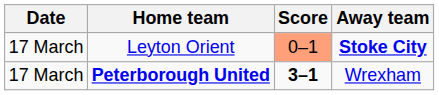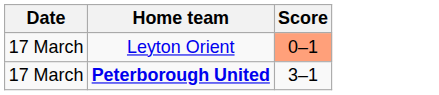- column: (383, 18)
(303, 75) bold -> (303, 75) normal
